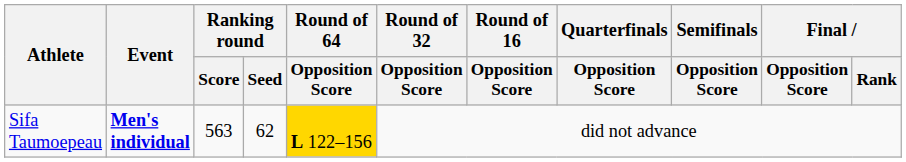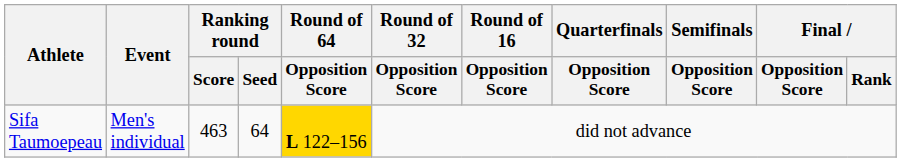(150, 131) bold -> (148, 131) normal
(219, 131) 563 -> (214, 131) 463
(265, 131) 62 -> (260, 131) 64
